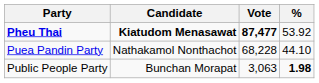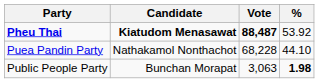(259, 31) 87,477 -> (259, 31) 88,487
